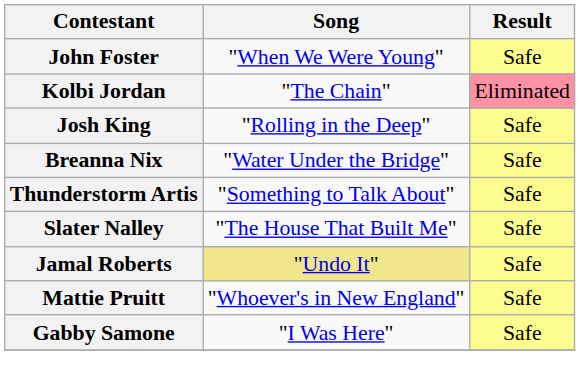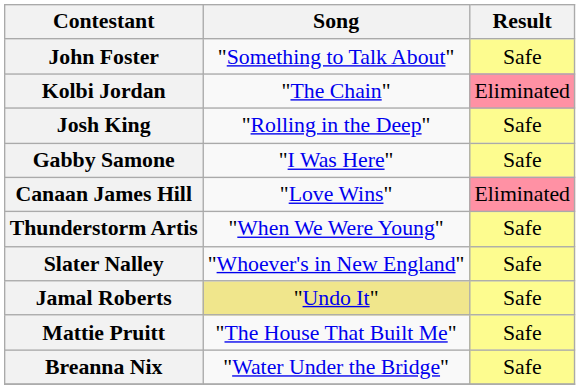(336, 56) "When We Were Young" -> (336, 56) "Something to Talk About"
rows swapped: (104, 159) <-> (104, 332)
+ row: (104, 194)
(336, 194) "Something to Talk About" -> (336, 228) "When We Were Young"
(336, 228) "The House That Built Me" -> (336, 263) "Whoever's in New England"
(336, 297) "Whoever's in New England" -> (336, 332) "The House That Built Me"
